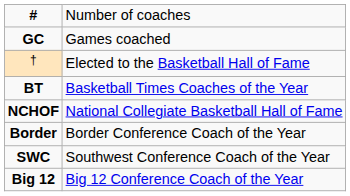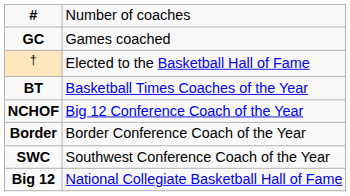(204, 111) National Collegiate Basketball Hall of Fame -> (184, 111) Big 12 Conference Coach of the Year
(184, 179) Big 12 Conference Coach of the Year -> (204, 179) National Collegiate Basketball Hall of Fame
